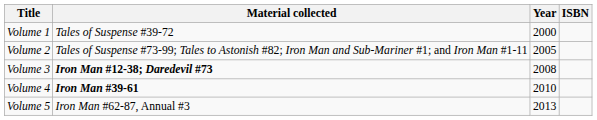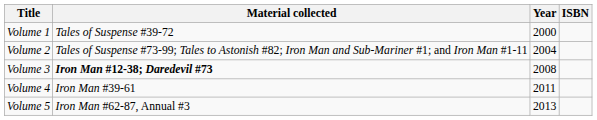(545, 50) 2005 -> (545, 50) 2004
(97, 87) bold -> (96, 87) normal
(545, 87) 2010 -> (544, 87) 2011
